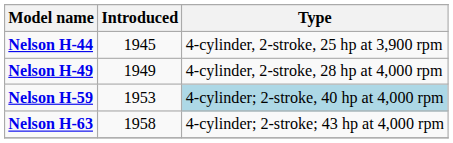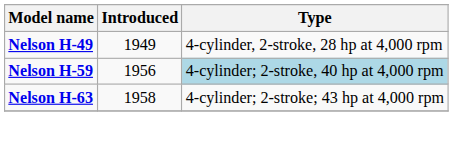- row: (51, 44)
(140, 97) 1953 -> (140, 71) 1956
